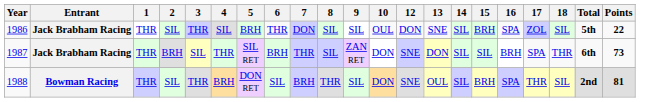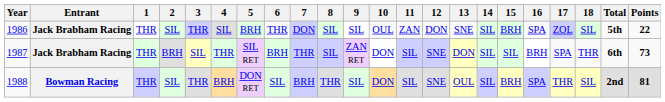+ column: (410, 12)
